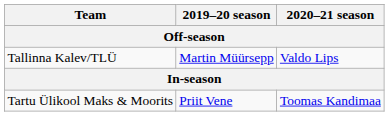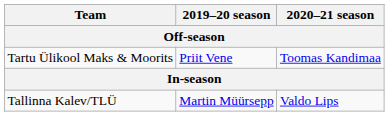rows swapped: (90, 100) <-> (62, 57)
